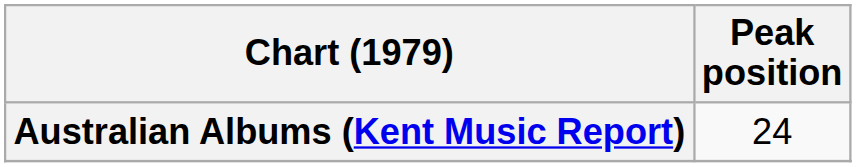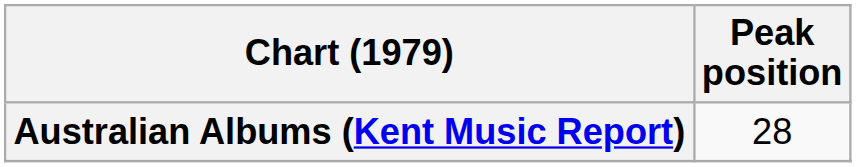(772, 131) 24 -> (772, 131) 28
